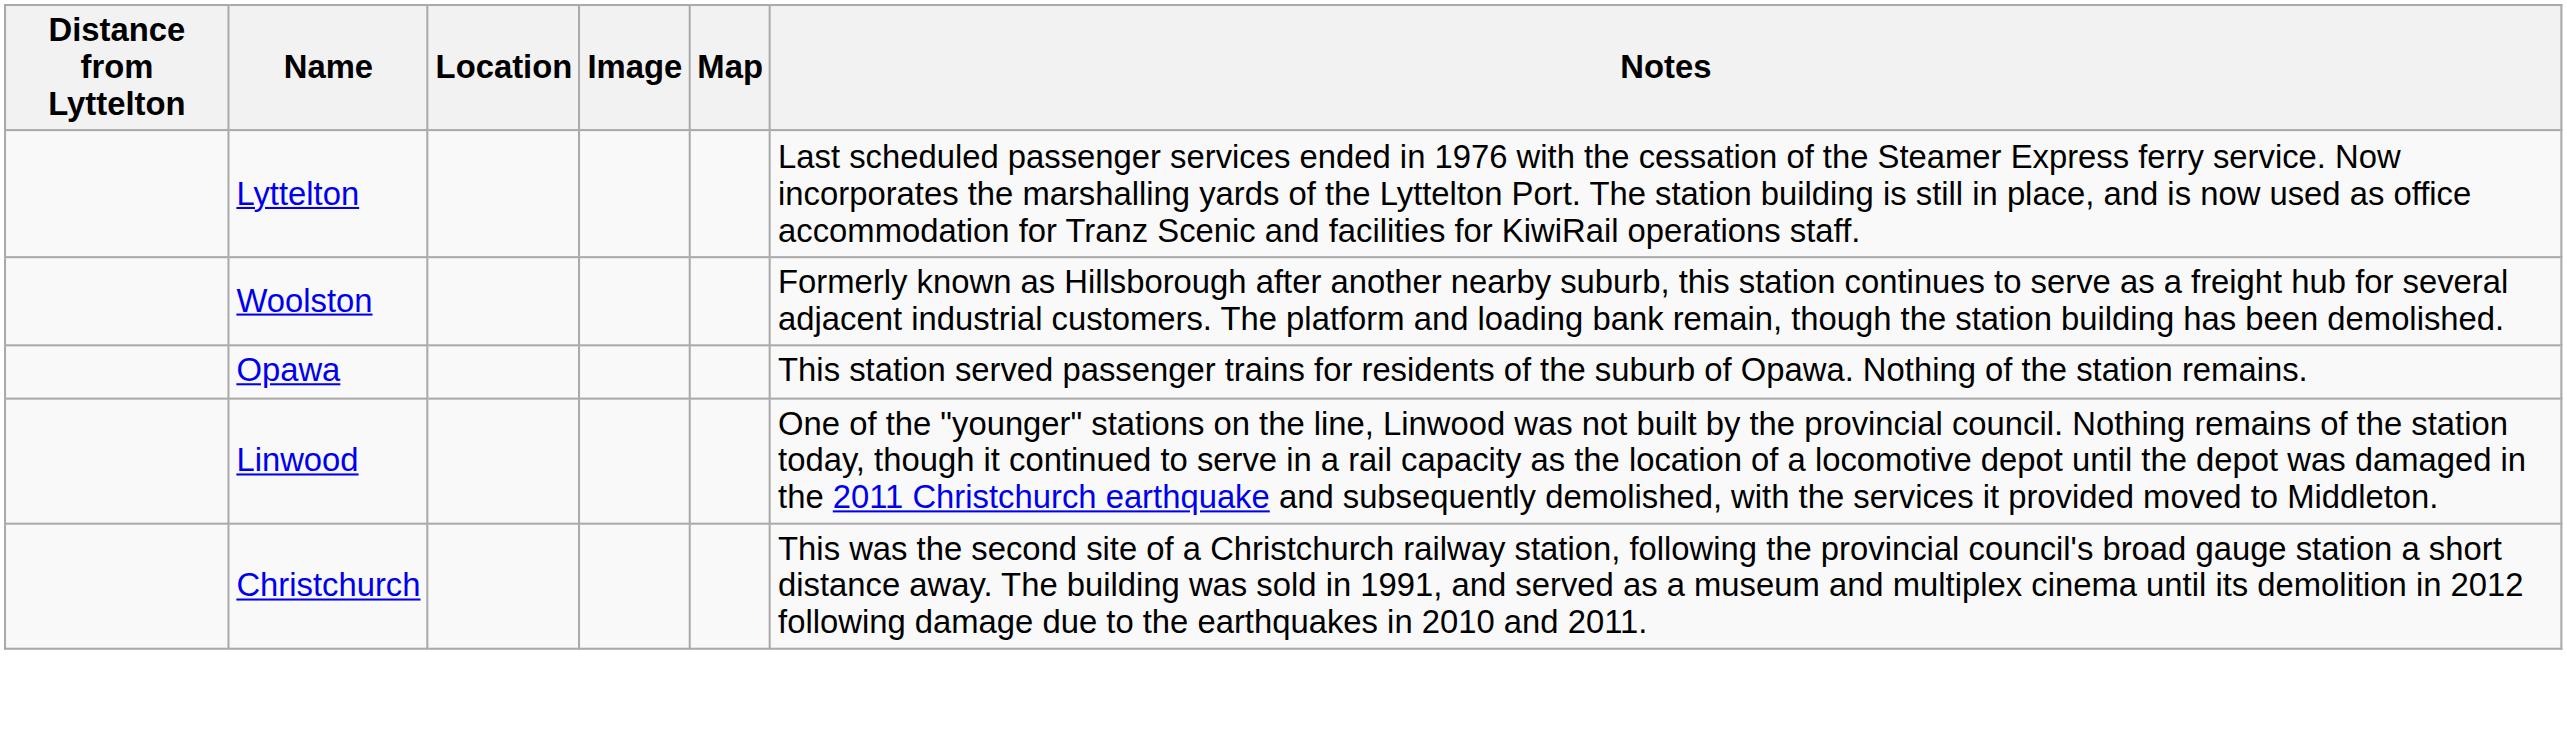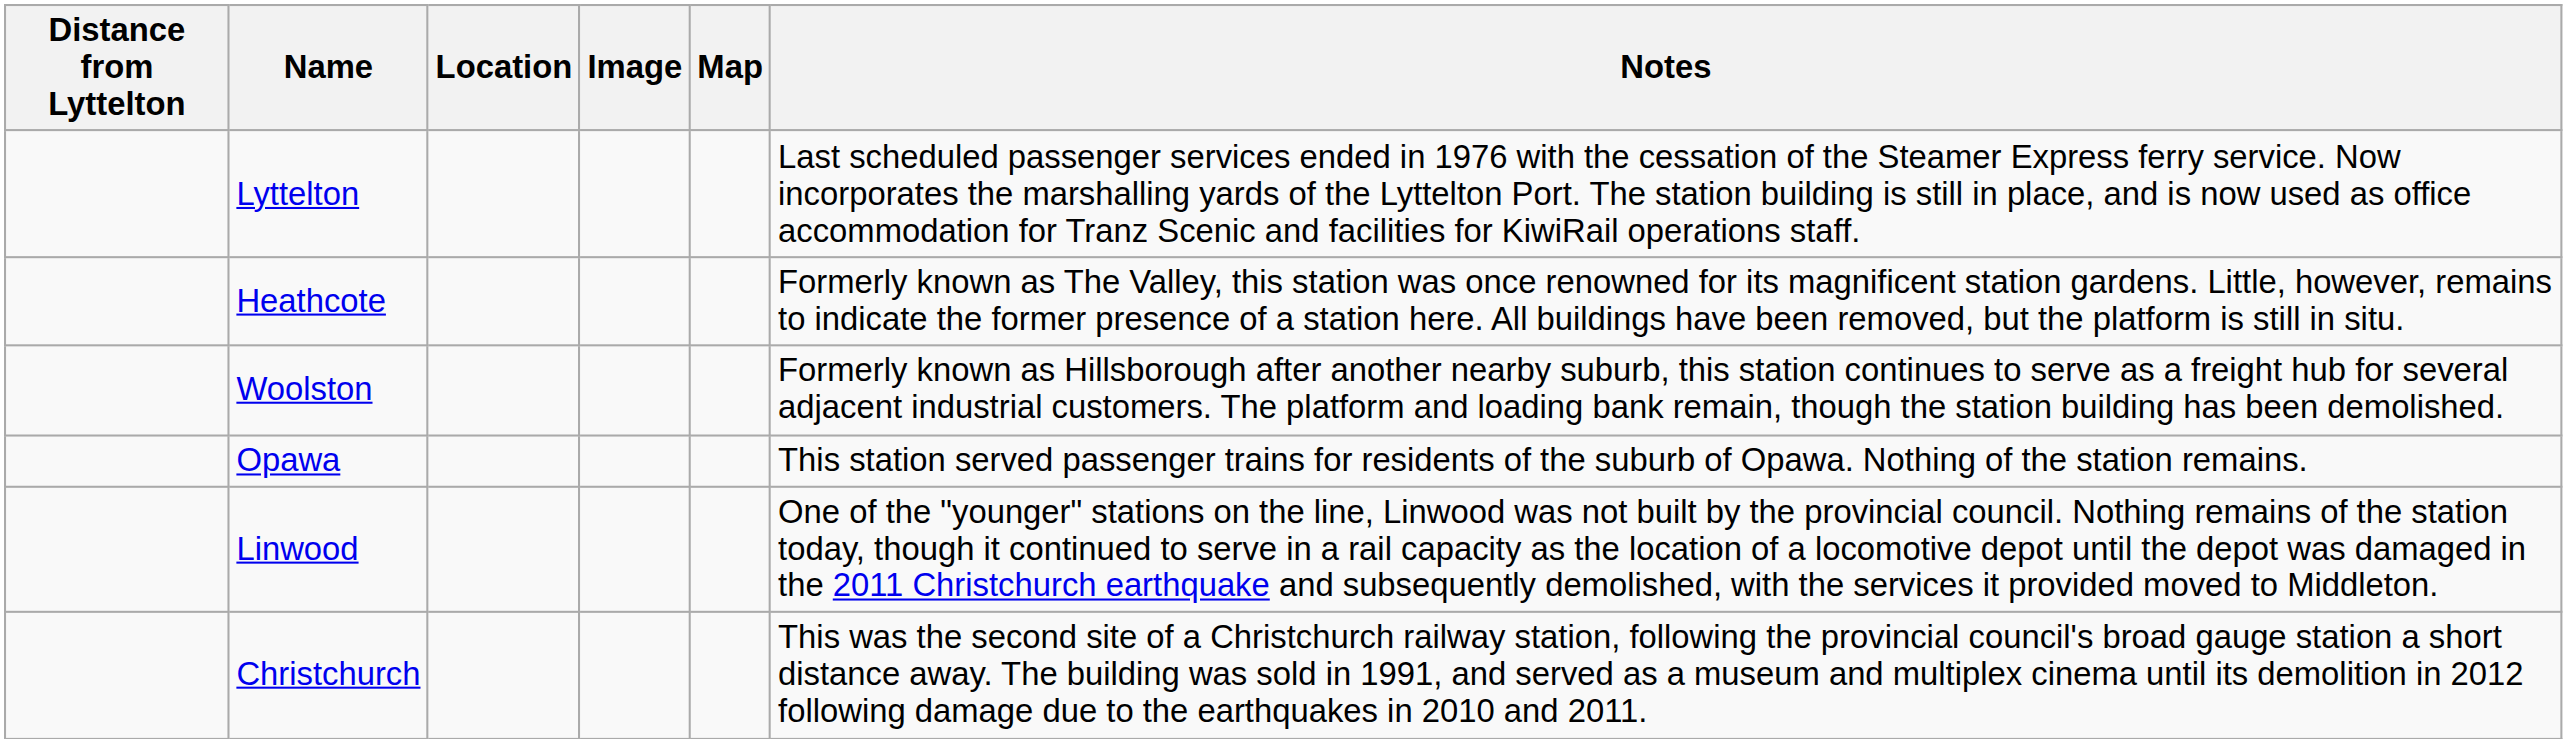+ row: (311, 300)
